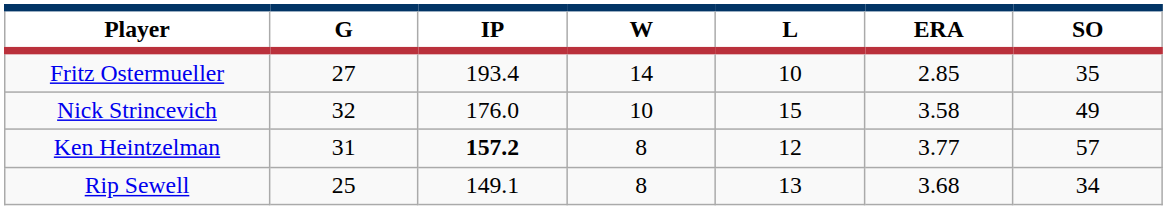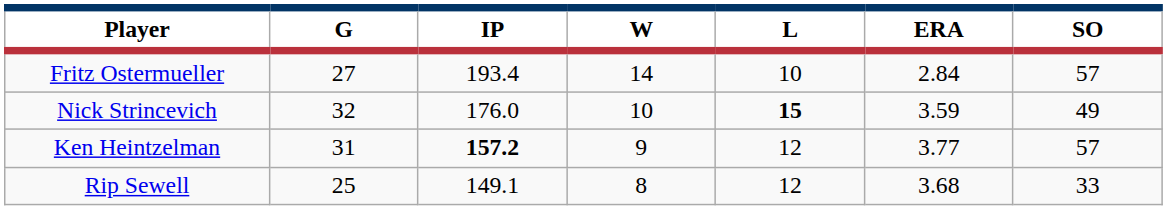(939, 72) 2.85 -> (939, 72) 2.84
(1088, 72) 35 -> (1088, 72) 57
(790, 110) normal -> (790, 110) bold
(939, 110) 3.58 -> (939, 110) 3.59
(641, 147) 8 -> (641, 147) 9
(790, 185) 13 -> (790, 185) 12
(1088, 185) 34 -> (1088, 185) 33
